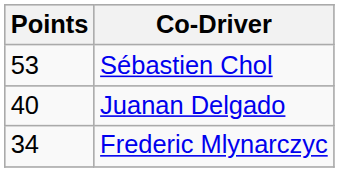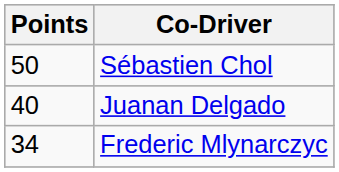(25, 65) 53 -> (25, 65) 50
